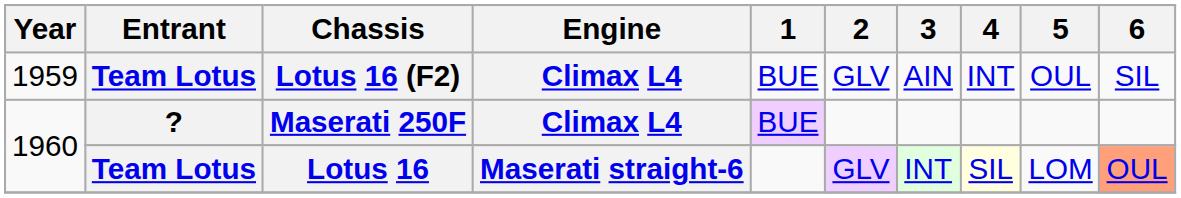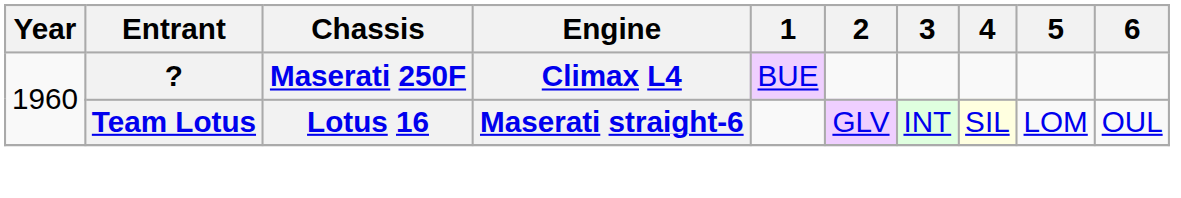- row: (368, 76)
(1137, 169) lightsalmon background -> (1132, 123) no background
